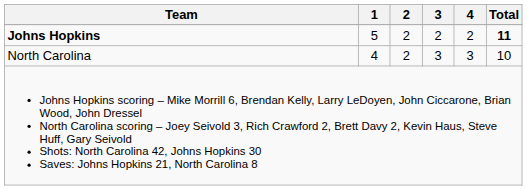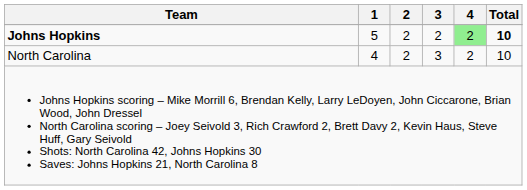(470, 35) no background -> (470, 35) lightgreen background
(504, 35) 11 -> (504, 35) 10
(470, 55) 3 -> (470, 55) 2
